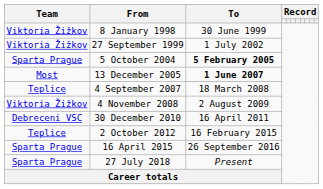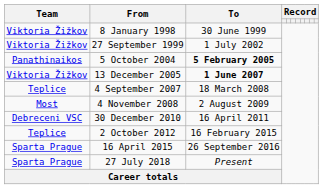(47, 60) Sparta Prague -> (47, 60) Panathinaikos
(47, 74) Most -> (47, 74) Viktoria Žižkov
(47, 104) Viktoria Žižkov -> (47, 104) Most
